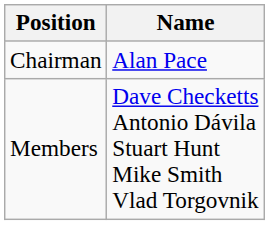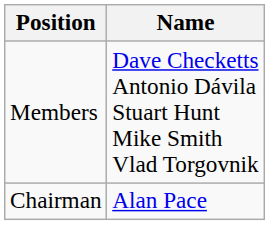rows swapped: (56, 59) <-> (54, 148)
